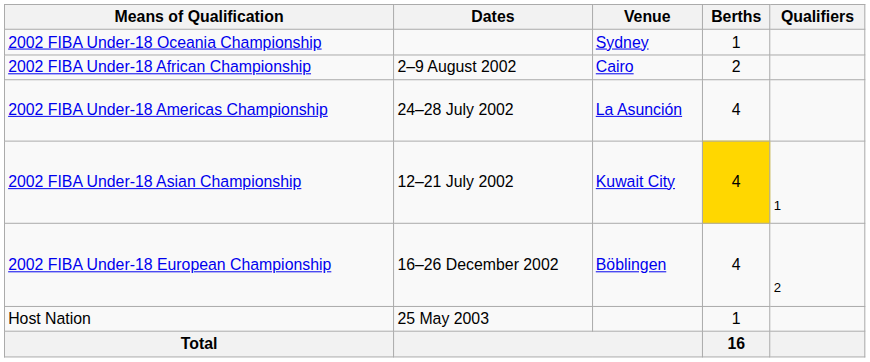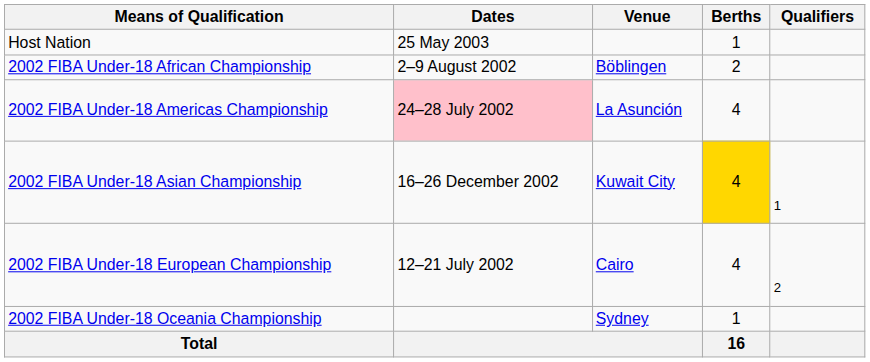rows swapped: (50, 318) <-> (165, 42)
(615, 67) Cairo -> (631, 67) Böblingen
(456, 110) no background -> (456, 110) pink background
(456, 182) 12–21 July 2002 -> (478, 182) 16–26 December 2002
(478, 264) 16–26 December 2002 -> (456, 264) 12–21 July 2002
(631, 264) Böblingen -> (615, 264) Cairo
